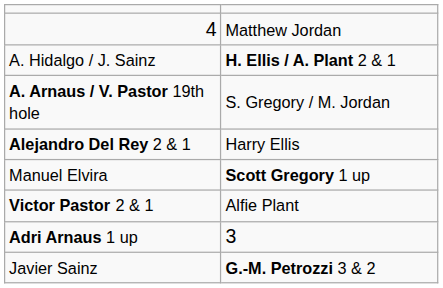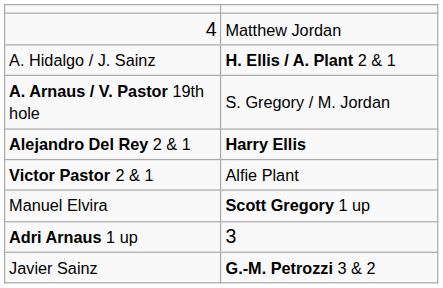(263, 145) normal -> (266, 143) bold
rows swapped: (58, 175) <-> (81, 205)
